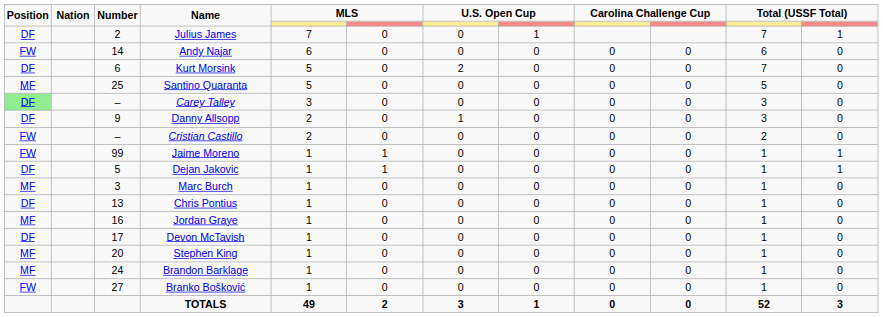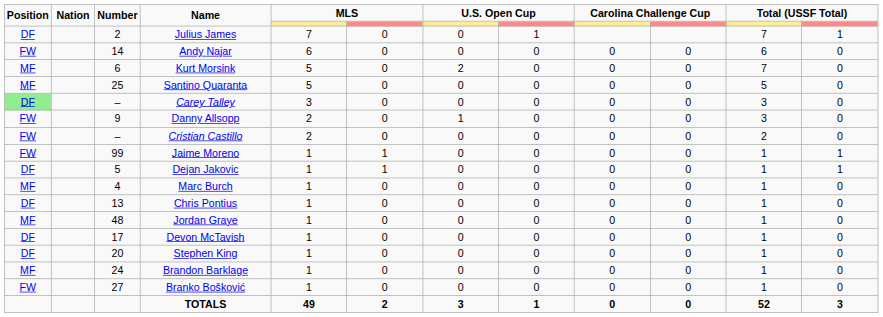(28, 68) DF -> (28, 68) MF
(28, 119) DF -> (28, 119) FW
(117, 186) 3 -> (117, 186) 4
(117, 220) 16 -> (117, 220) 48
(28, 254) MF -> (28, 254) DF
